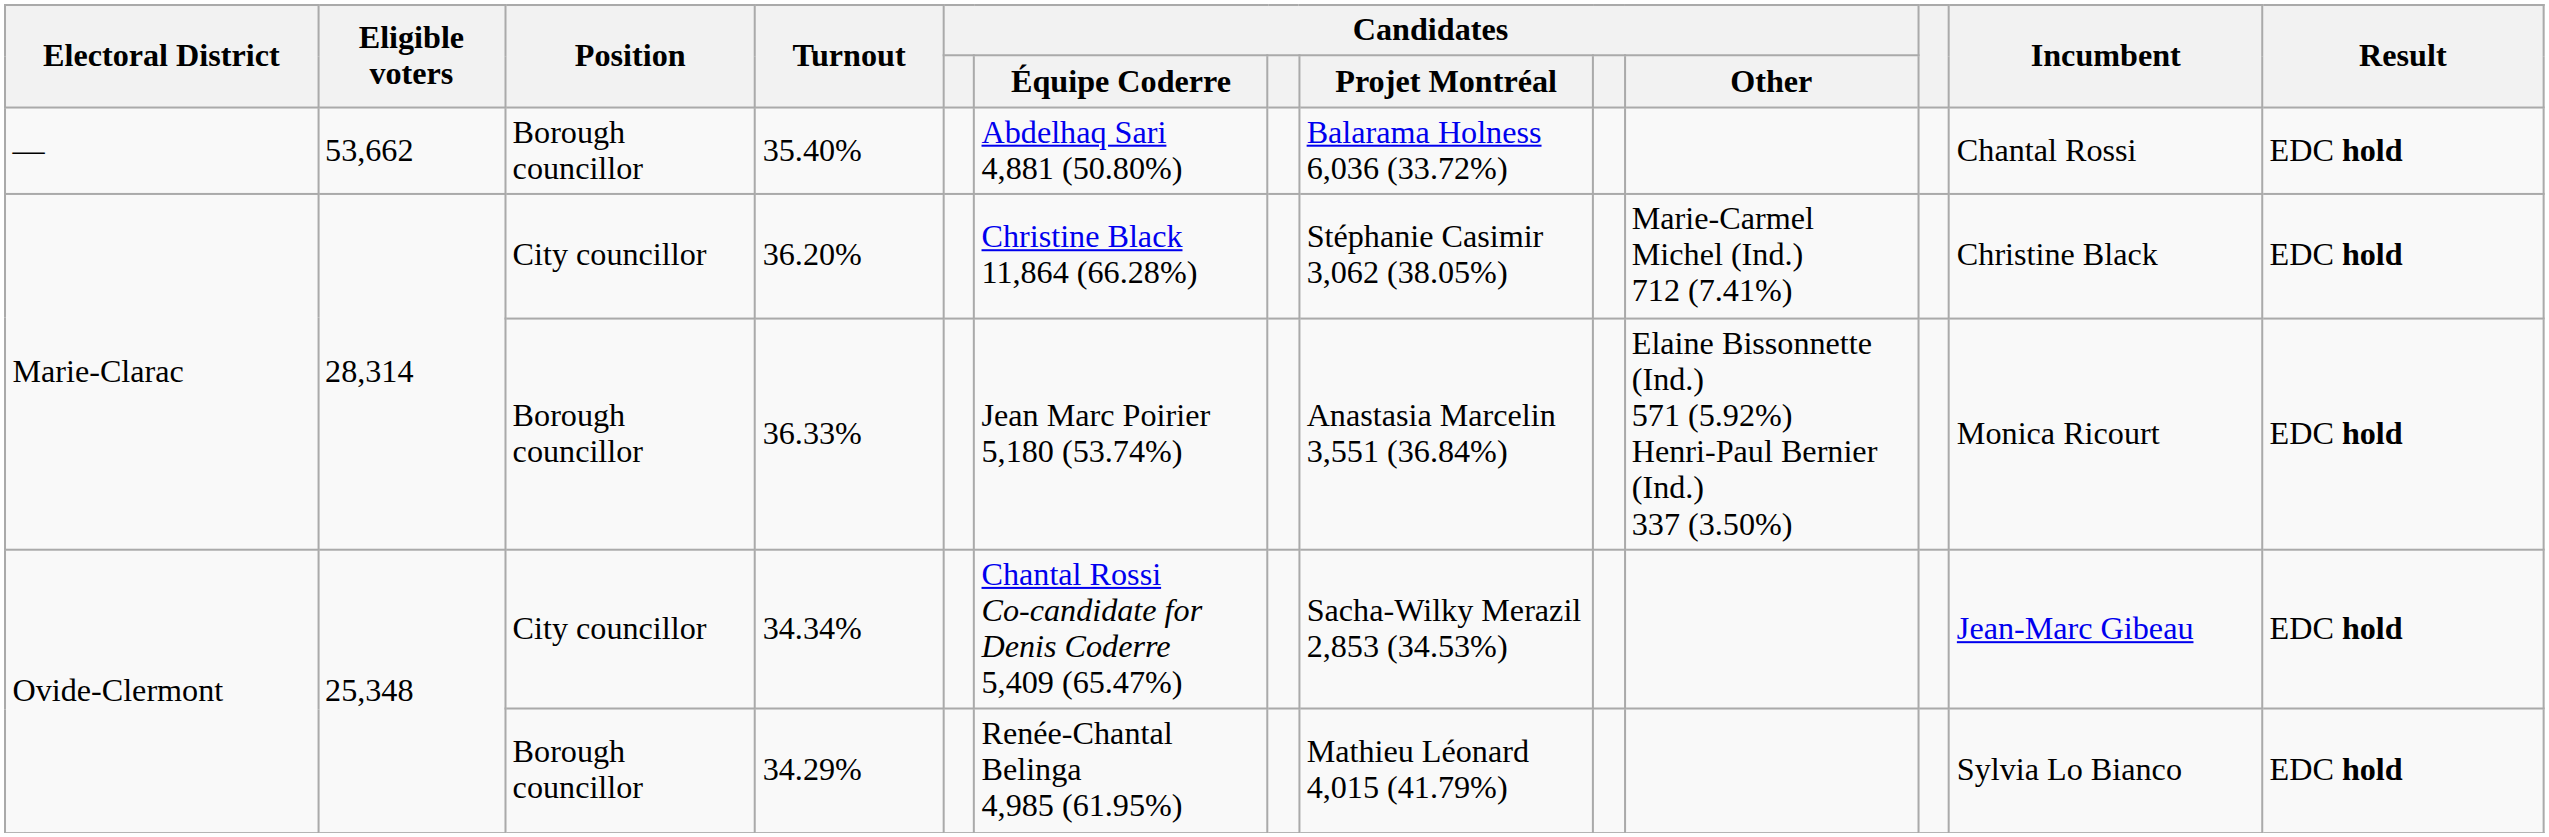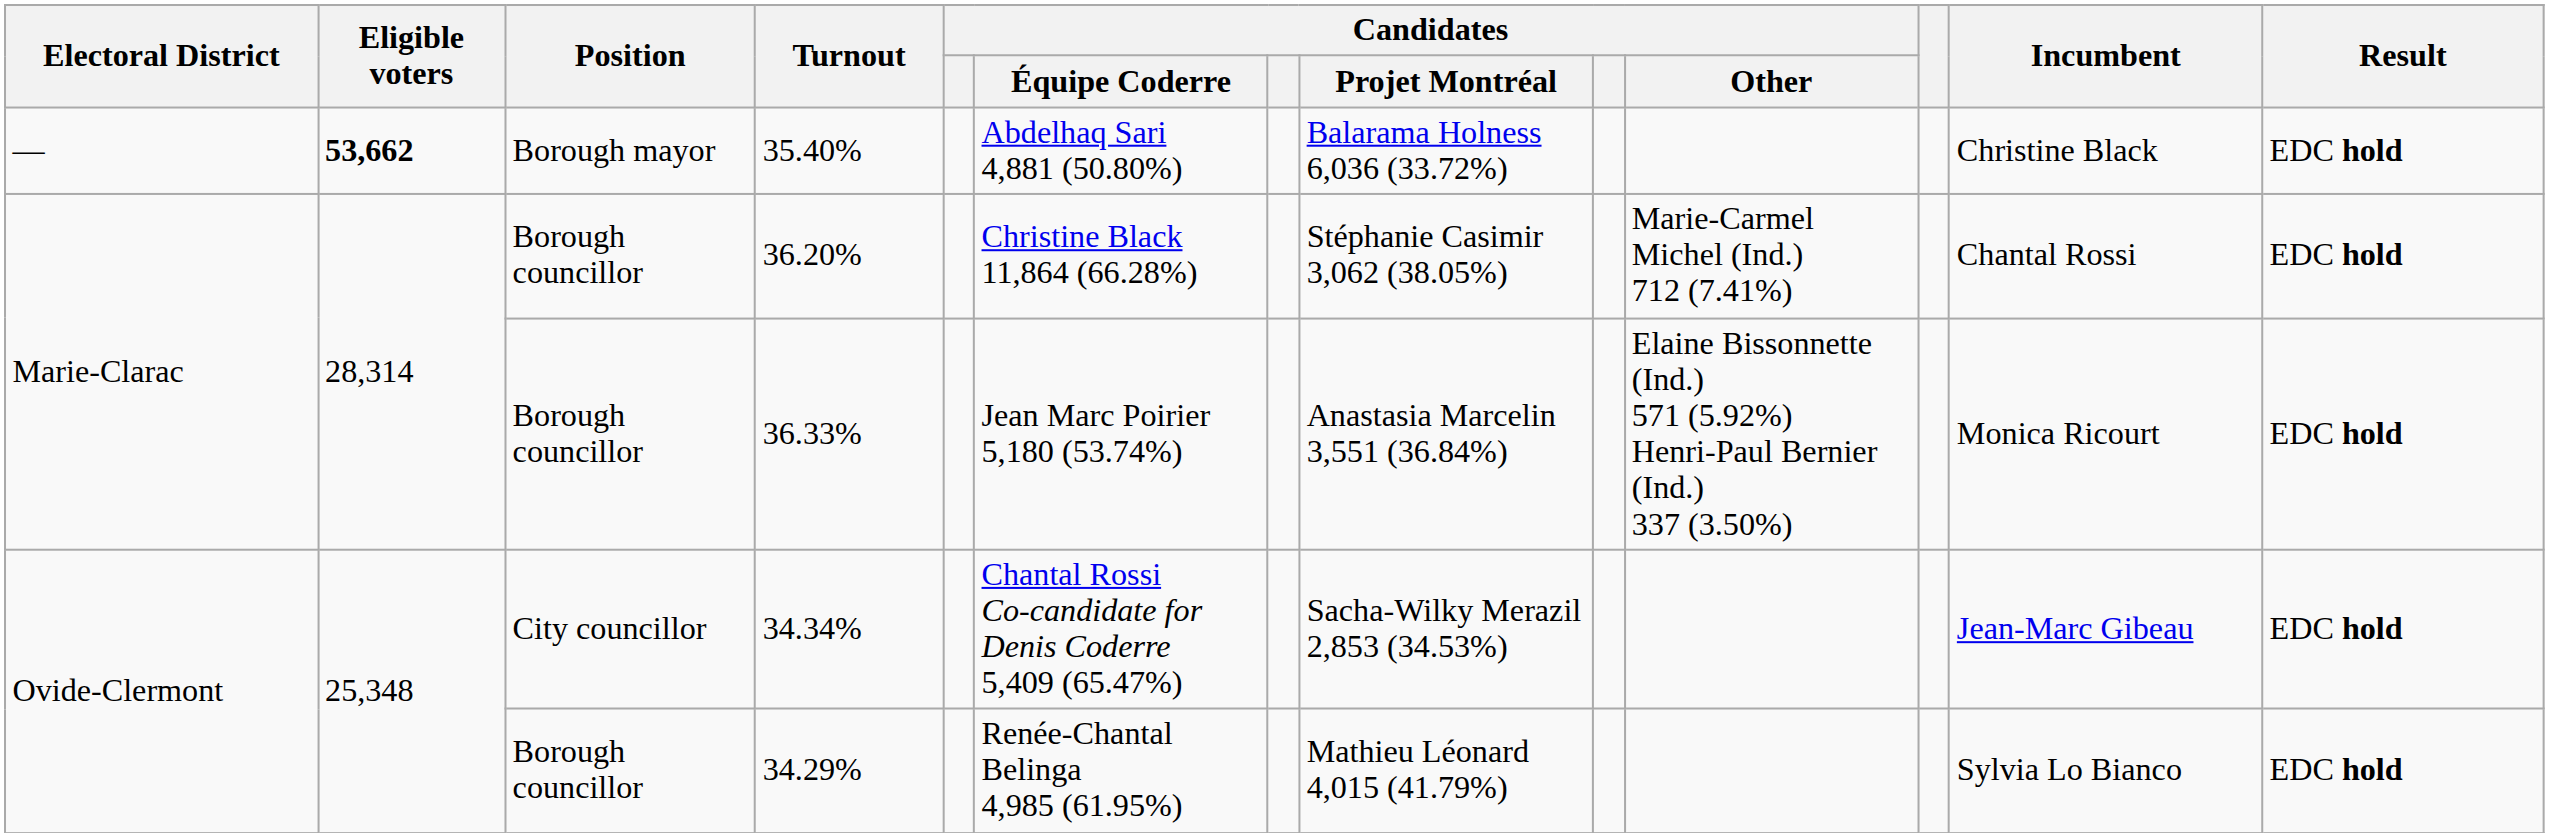(369, 150) normal -> (369, 150) bold
(578, 150) Borough councillor -> (614, 150) Borough mayor
(2047, 150) Chantal Rossi -> (2057, 150) Christine Black
(610, 255) City councillor -> (578, 255) Borough councillor
(2057, 255) Christine Black -> (2047, 255) Chantal Rossi
